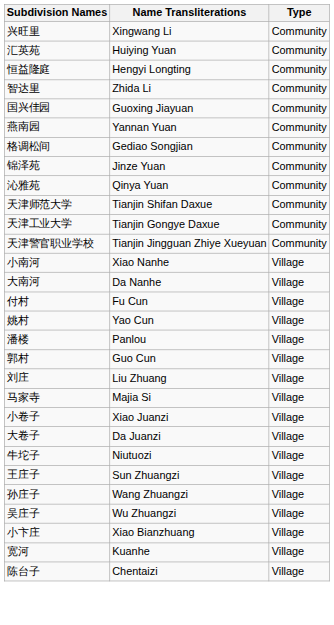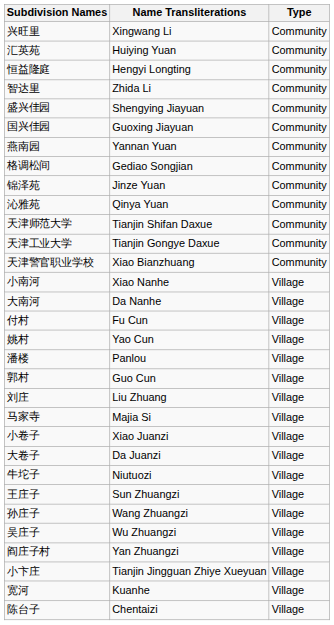+ row: (29, 108)
(189, 243) Tianjin Jingguan Zhiye Xueyuan -> (153, 262) Xiao Bianzhuang
+ row: (29, 552)
(153, 533) Xiao Bianzhuang -> (189, 571) Tianjin Jingguan Zhiye Xueyuan
